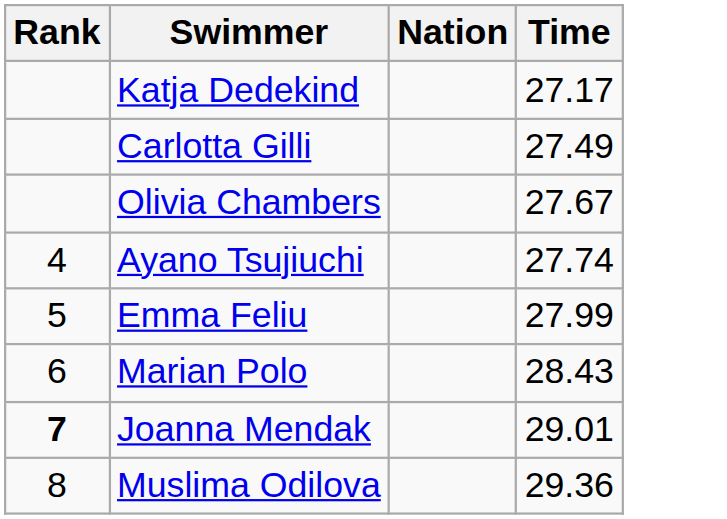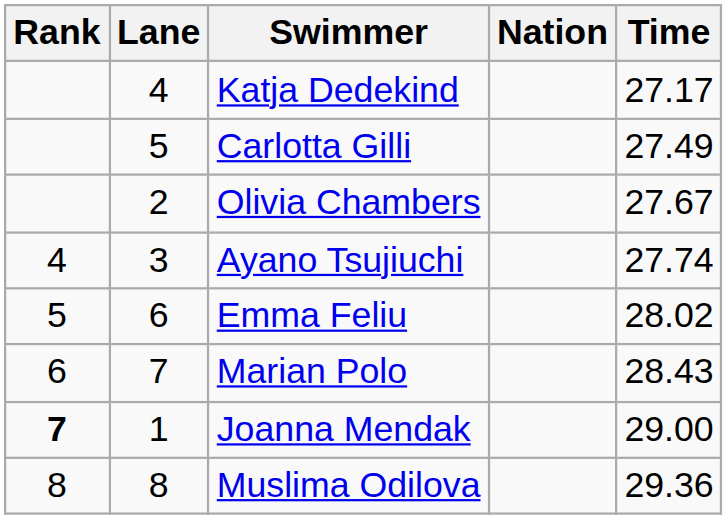+ column: (159, 32)
(569, 315) 27.99 -> (669, 315) 28.02
(569, 428) 29.01 -> (669, 428) 29.00
